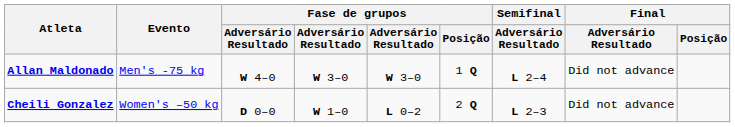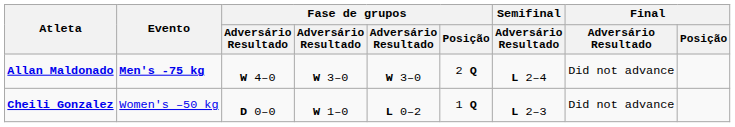(162, 71) normal -> (162, 71) bold
(466, 71) 1 Q -> (466, 71) 2 Q
(466, 105) 2 Q -> (466, 105) 1 Q
